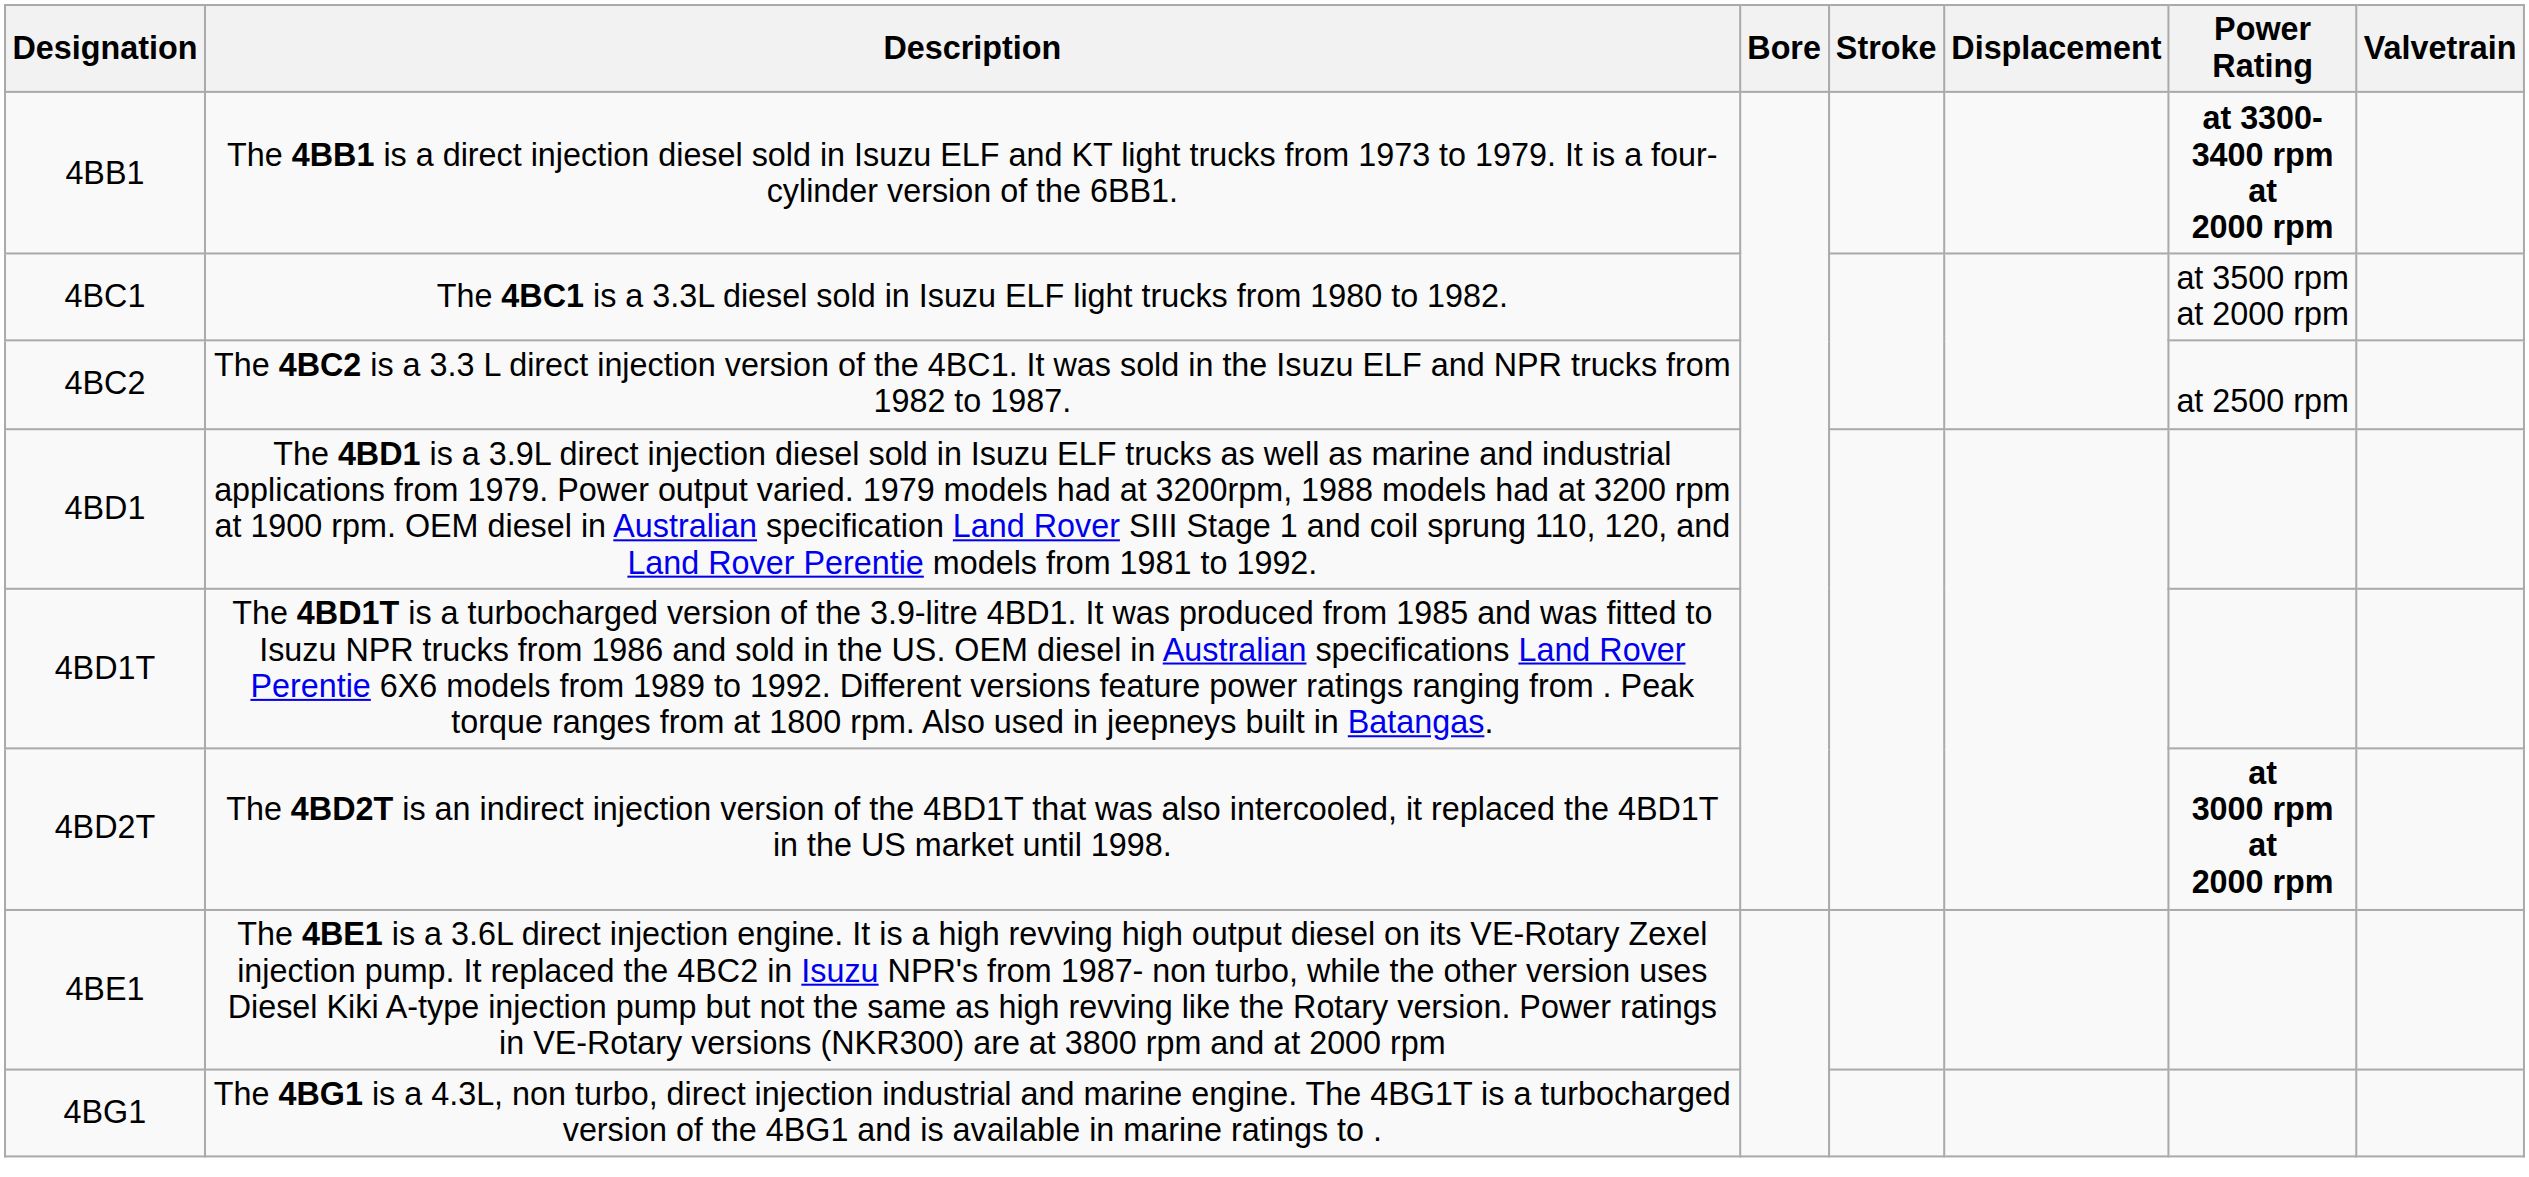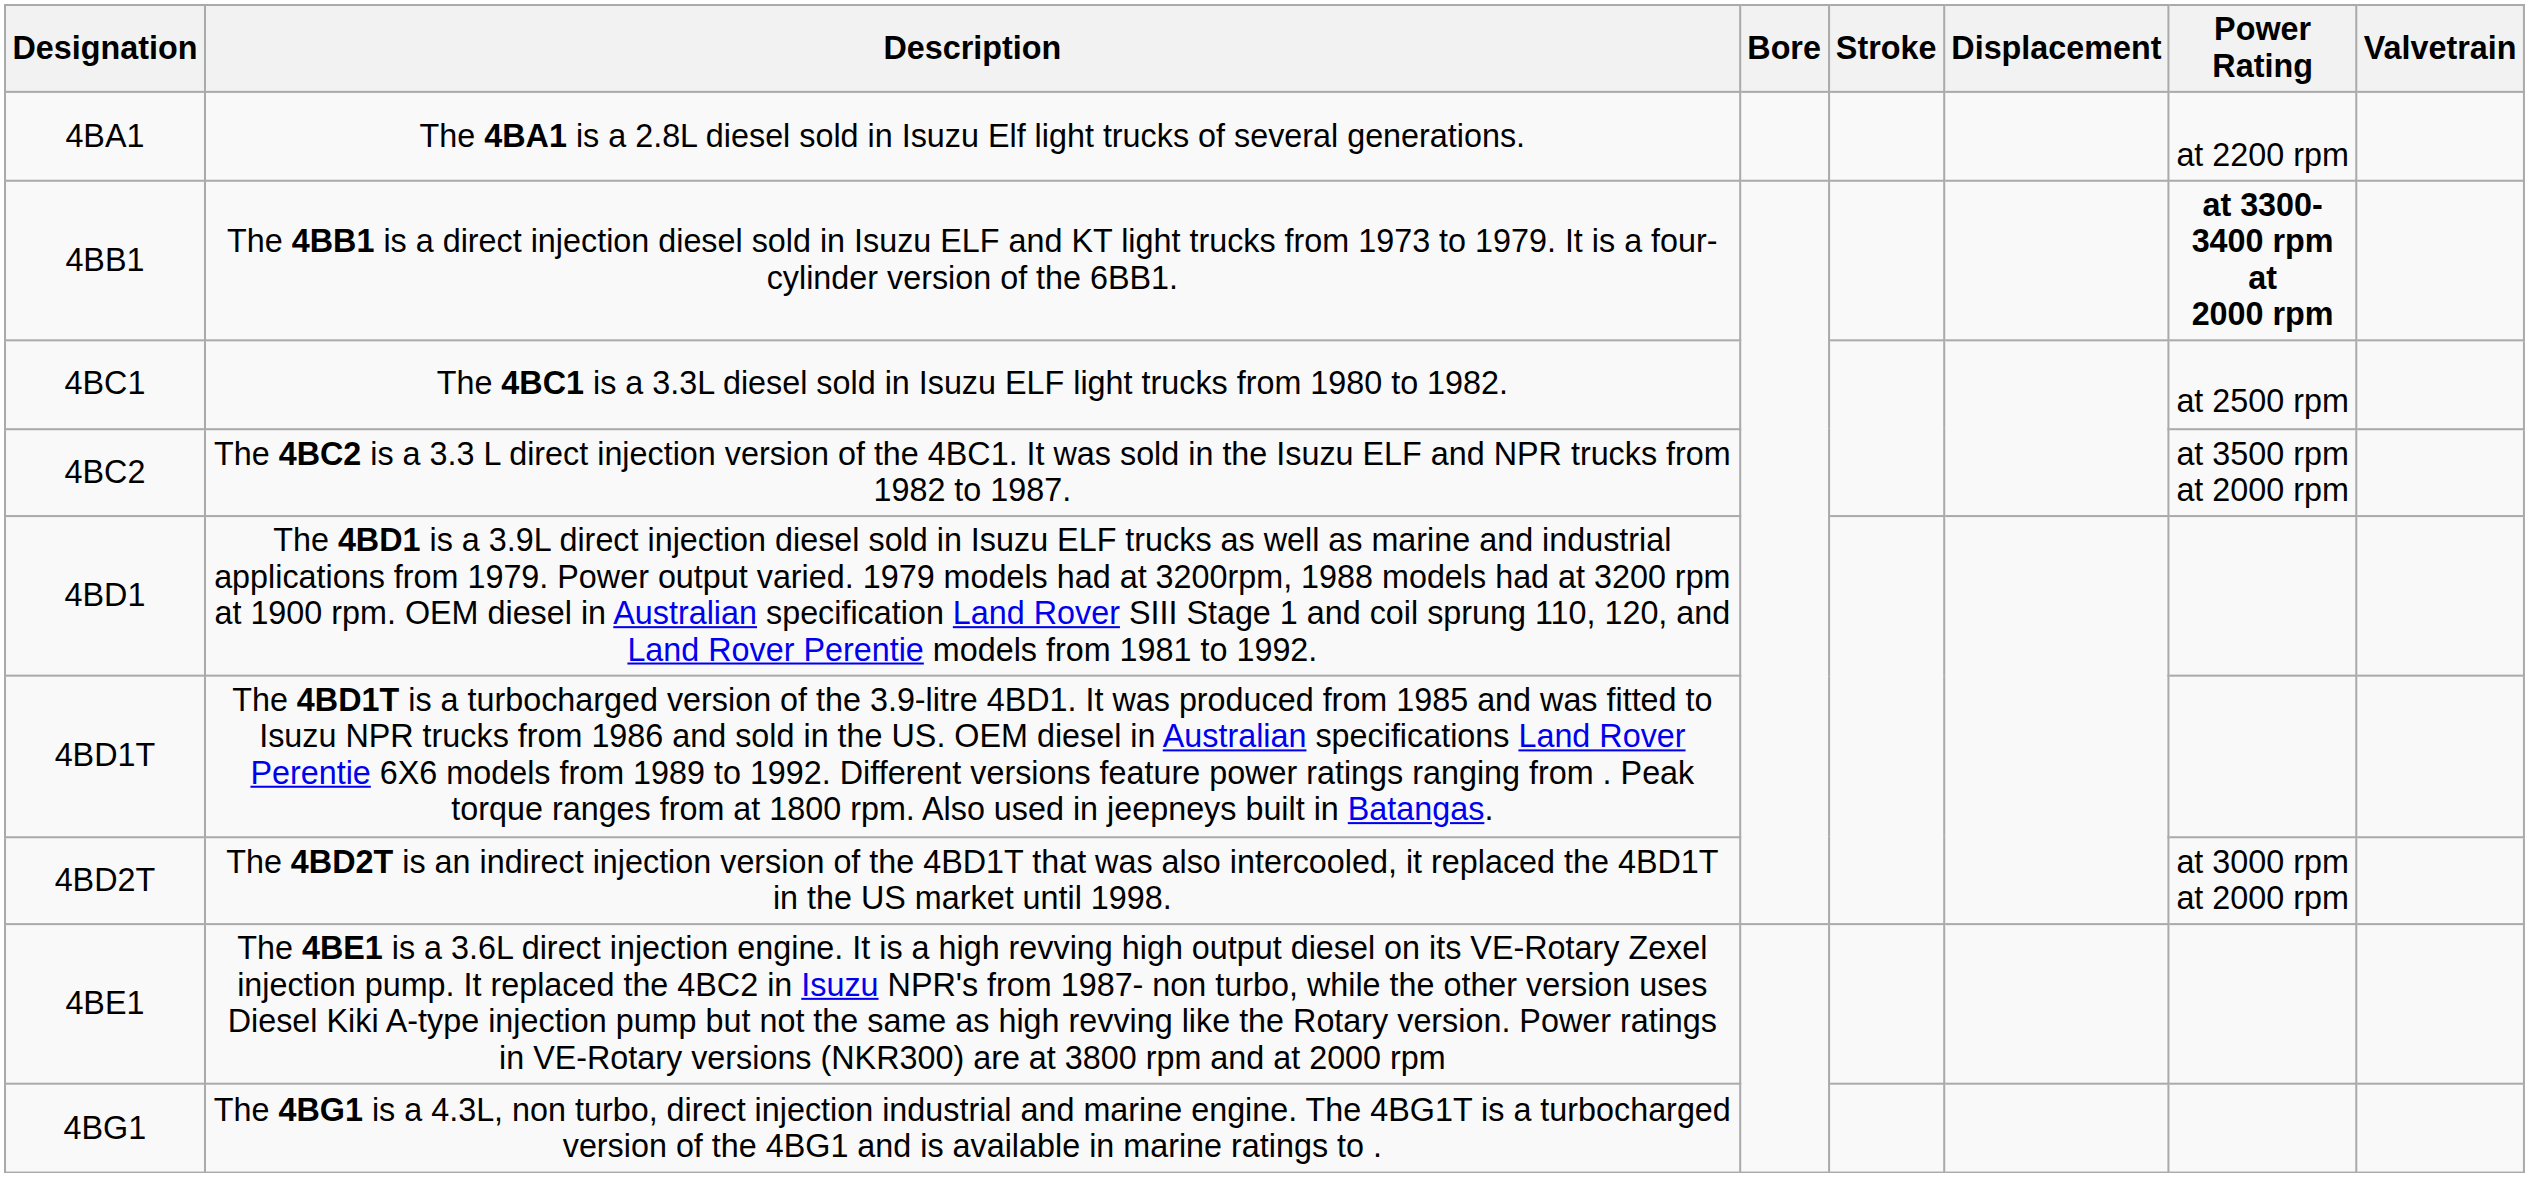+ row: (105, 135)
(2263, 296) at 3500 rpm at 2000 rpm -> (2263, 402) at 2500 rpm
(2263, 402) at 2500 rpm -> (2263, 471) at 3500 rpm at 2000 rpm
(2263, 828) bold -> (2263, 879) normal
